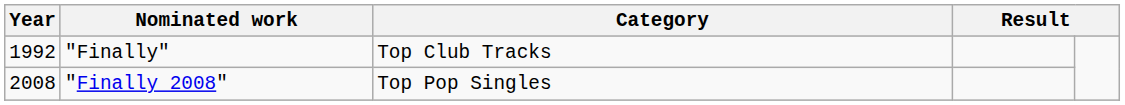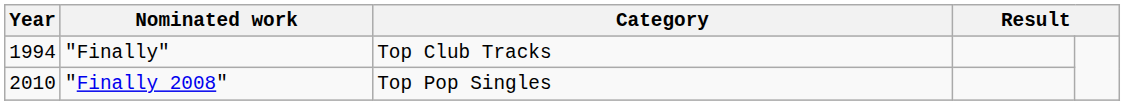(33, 52) 1992 -> (33, 52) 1994
(33, 84) 2008 -> (33, 84) 2010
